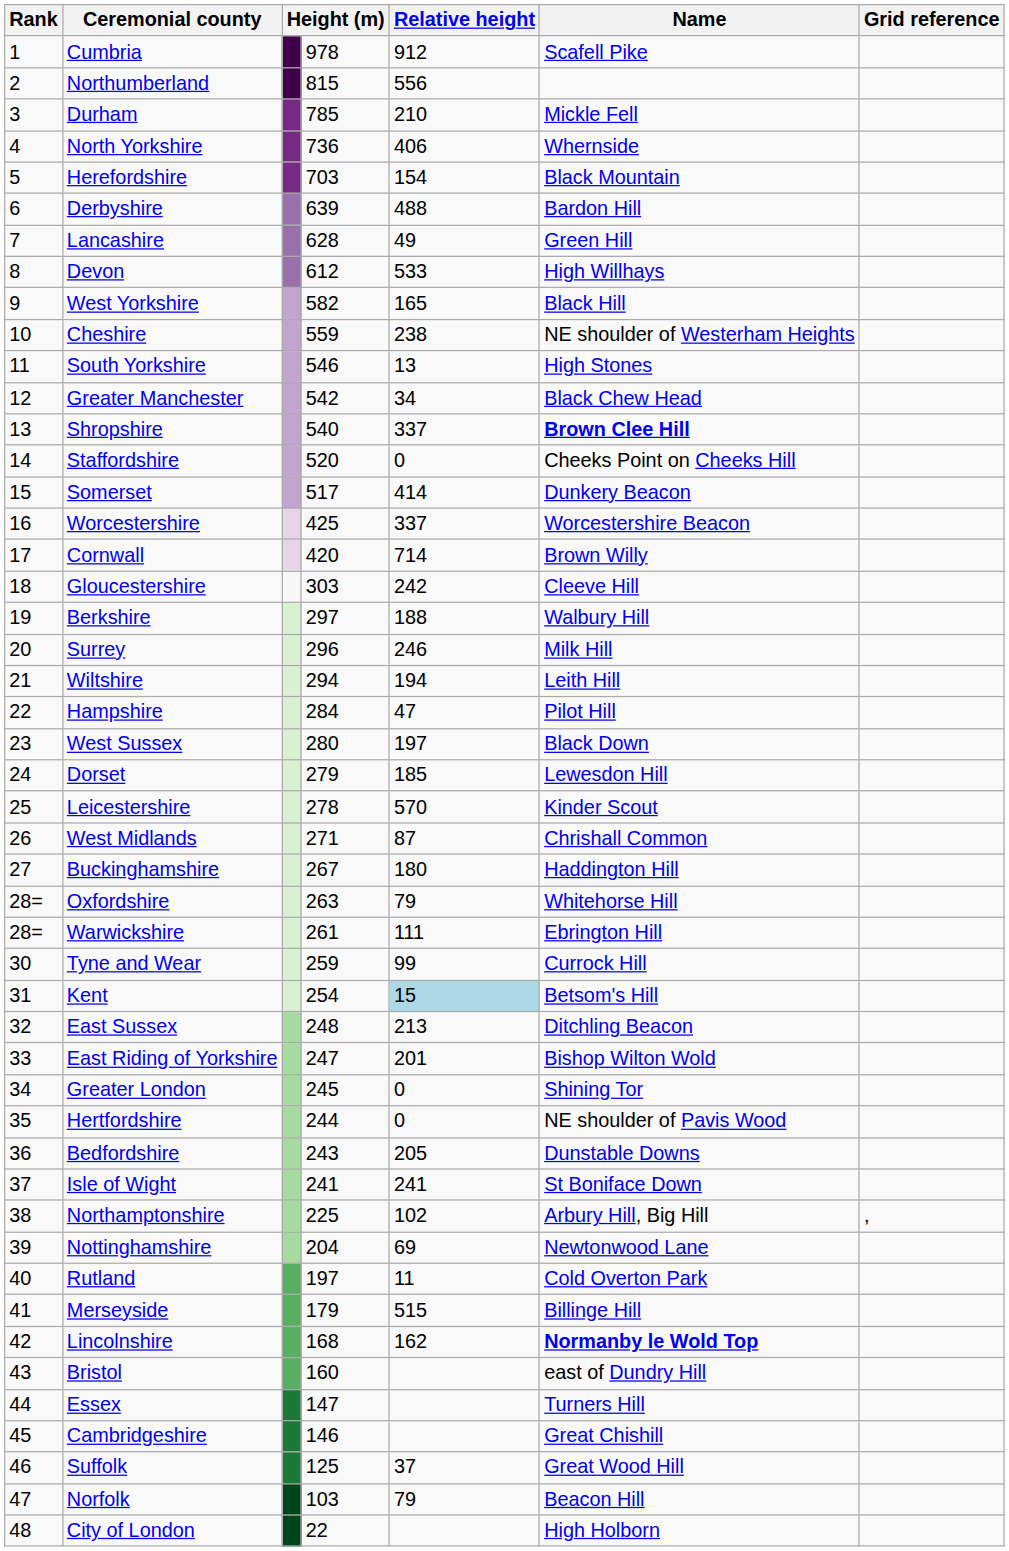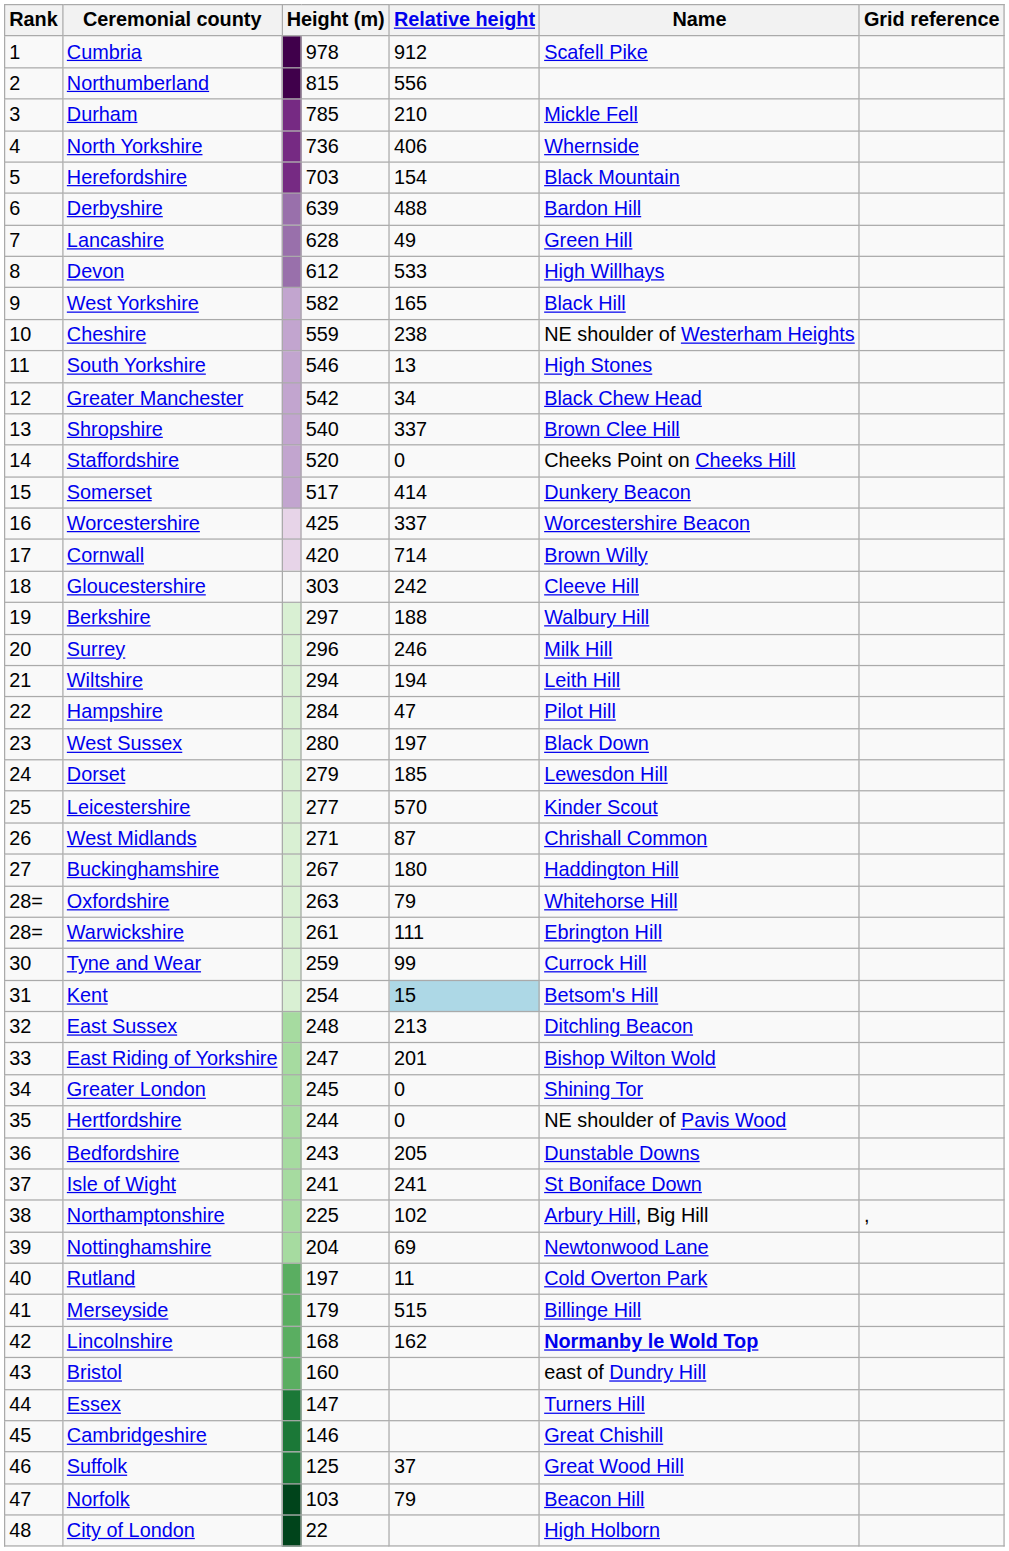(617, 429) bold -> (612, 429) normal
(322, 806) 278 -> (322, 806) 277
